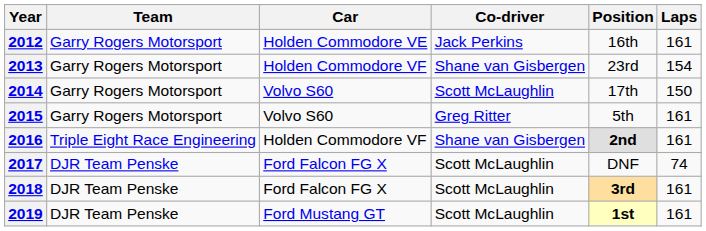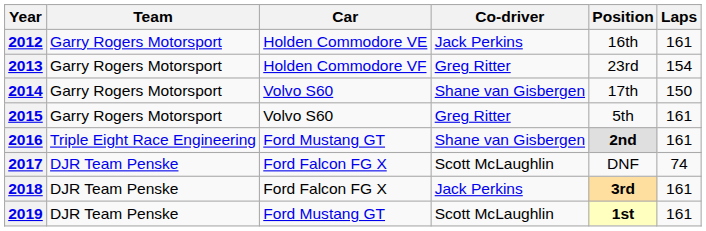(510, 66) Shane van Gisbergen -> (473, 66) Greg Ritter
(494, 91) Scott McLaughlin -> (510, 91) Shane van Gisbergen
(345, 140) Holden Commodore VF -> (324, 140) Ford Mustang GT
(494, 189) Scott McLaughlin -> (479, 189) Jack Perkins
